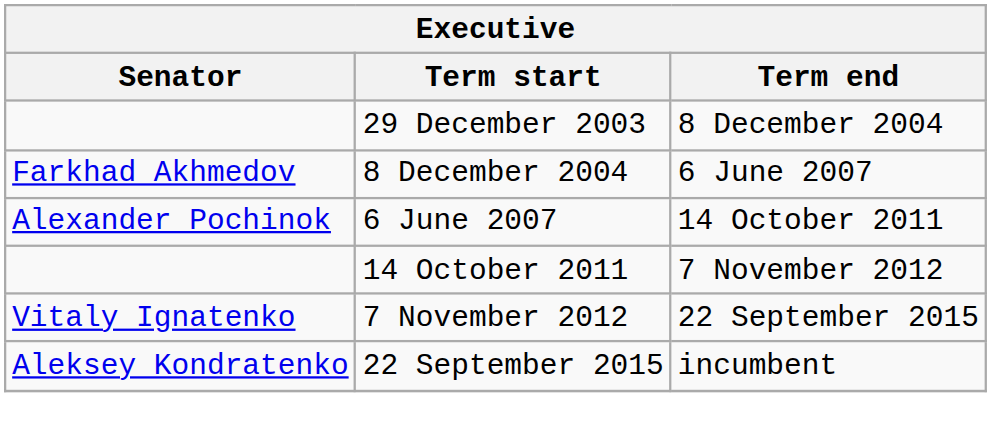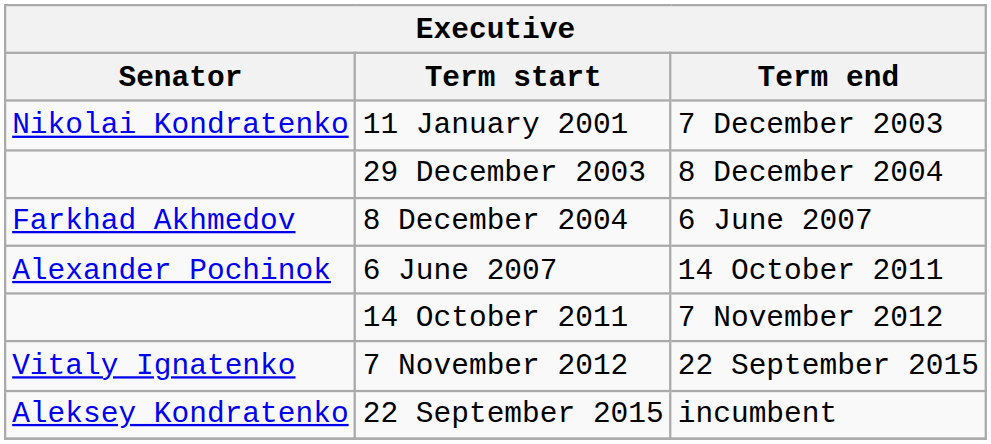+ row: (496, 125)
